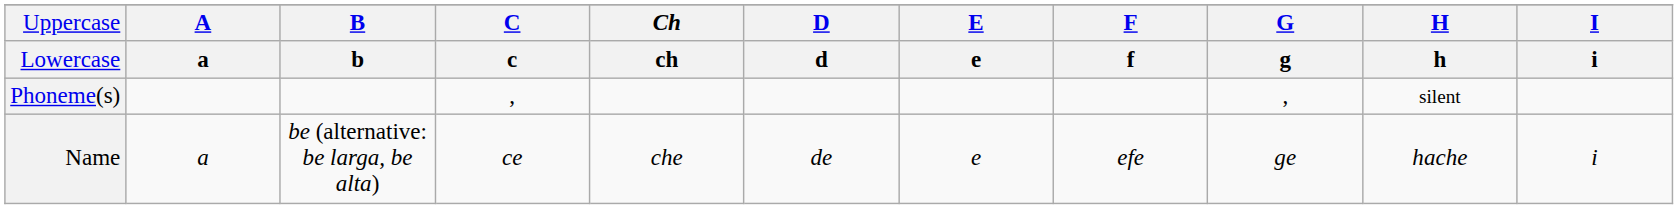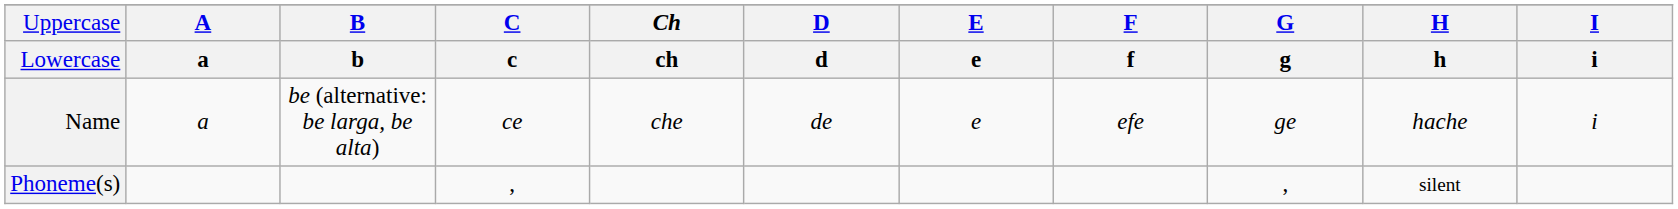rows swapped: (93, 158) <-> (65, 95)
